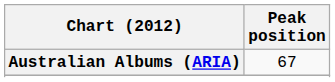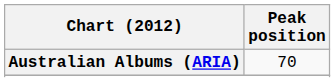(287, 63) 67 -> (287, 63) 70
